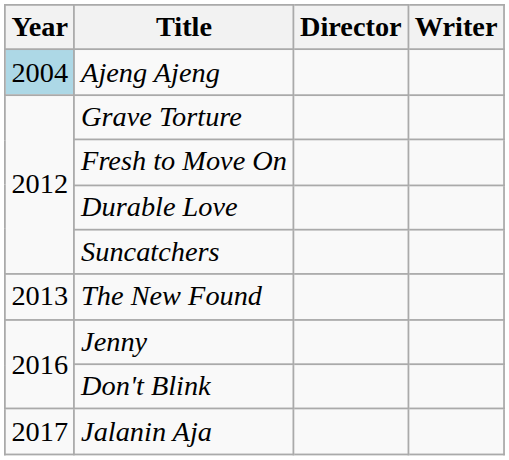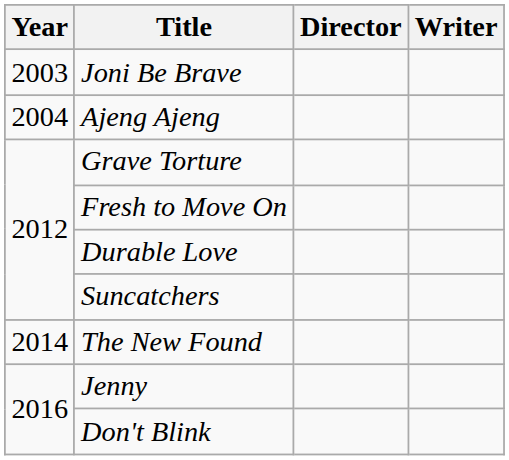+ row: (161, 71)
(40, 71) lightblue background -> (40, 116) no background
(40, 296) 2013 -> (40, 341) 2014
- row: (147, 431)
